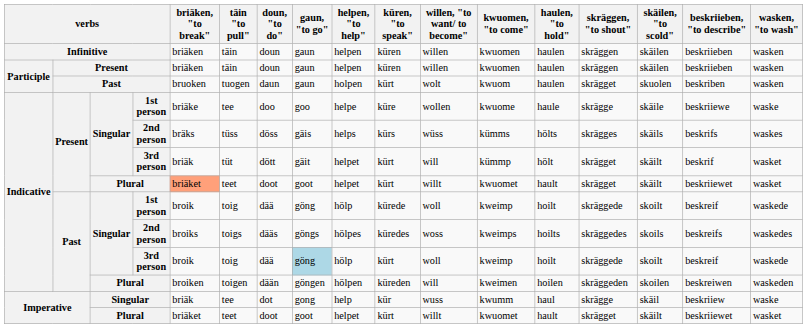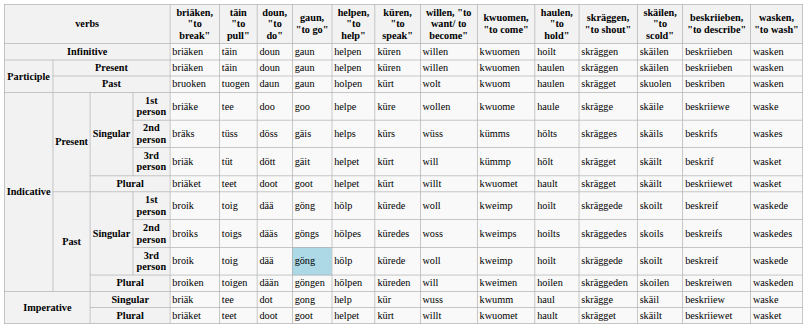(551, 51) haulen -> (547, 51) hoilt
(187, 183) lightsalmon background -> (187, 183) no background
(386, 261) kürt -> (391, 261) kürede
